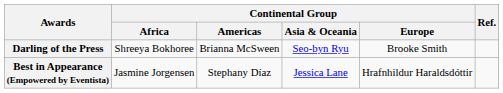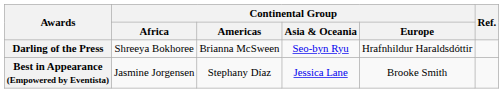(417, 49) Brooke Smith -> (417, 49) Hrafnhildur Haraldsdóttir
(417, 73) Hrafnhildur Haraldsdóttir -> (417, 73) Brooke Smith
